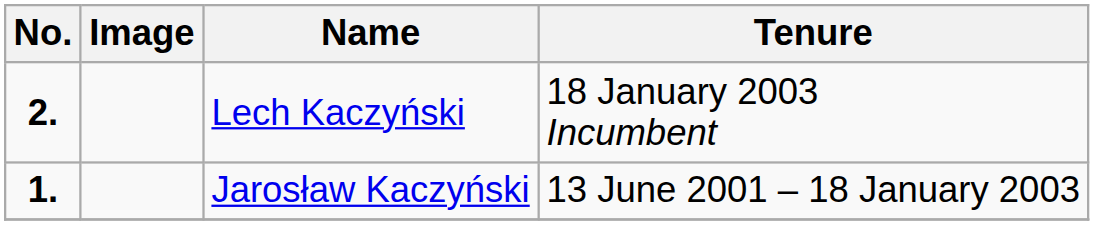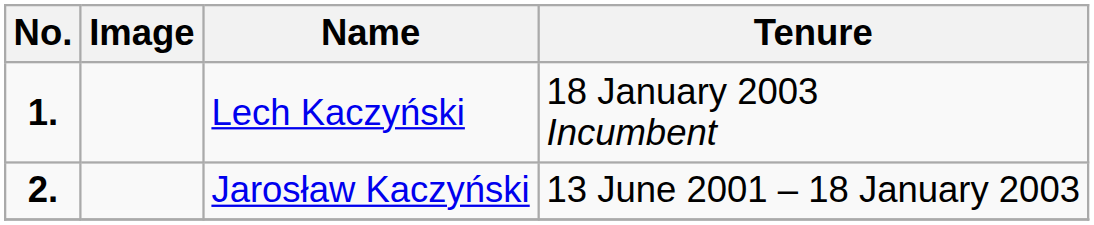(43, 111) 2. -> (43, 111) 1.
(43, 190) 1. -> (43, 190) 2.
